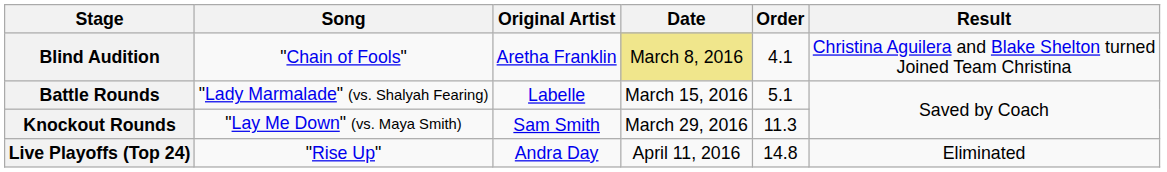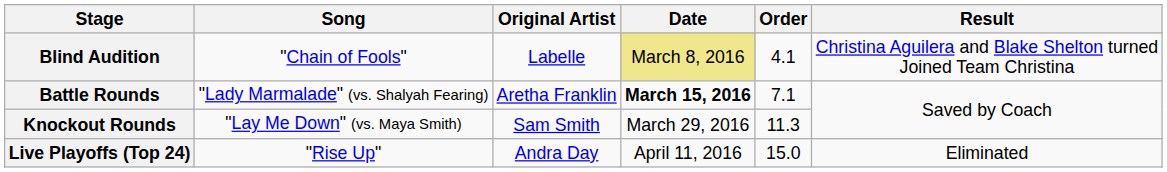(557, 57) Aretha Franklin -> (557, 57) Labelle
(557, 95) Labelle -> (557, 95) Aretha Franklin
(686, 95) normal -> (688, 95) bold
(780, 95) 5.1 -> (783, 95) 7.1
(780, 153) 14.8 -> (783, 153) 15.0
